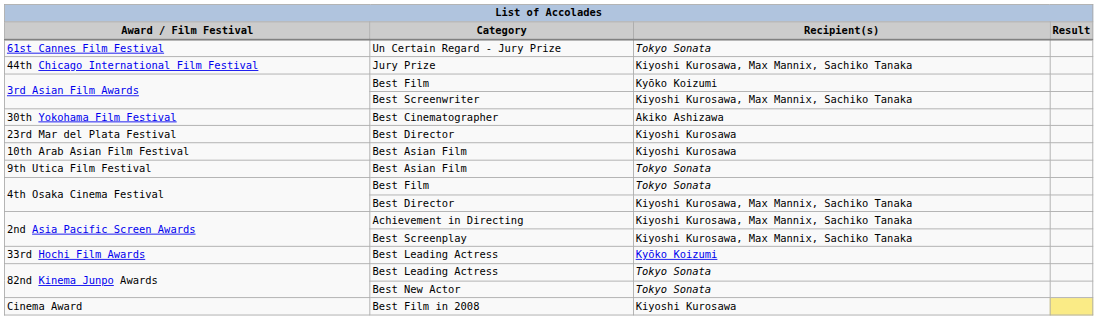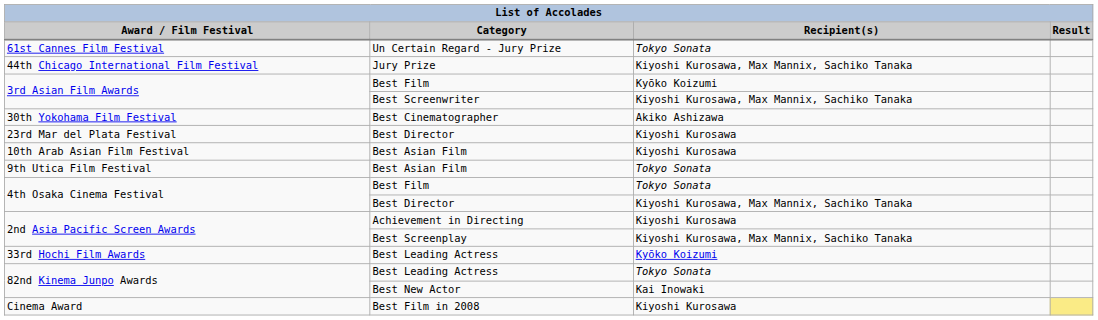(774, 220) Kiyoshi Kurosawa, Max Mannix, Sachiko Tanaka -> (686, 220) Kiyoshi Kurosawa
(673, 289) Tokyo Sonata -> (670, 289) Kai Inowaki
